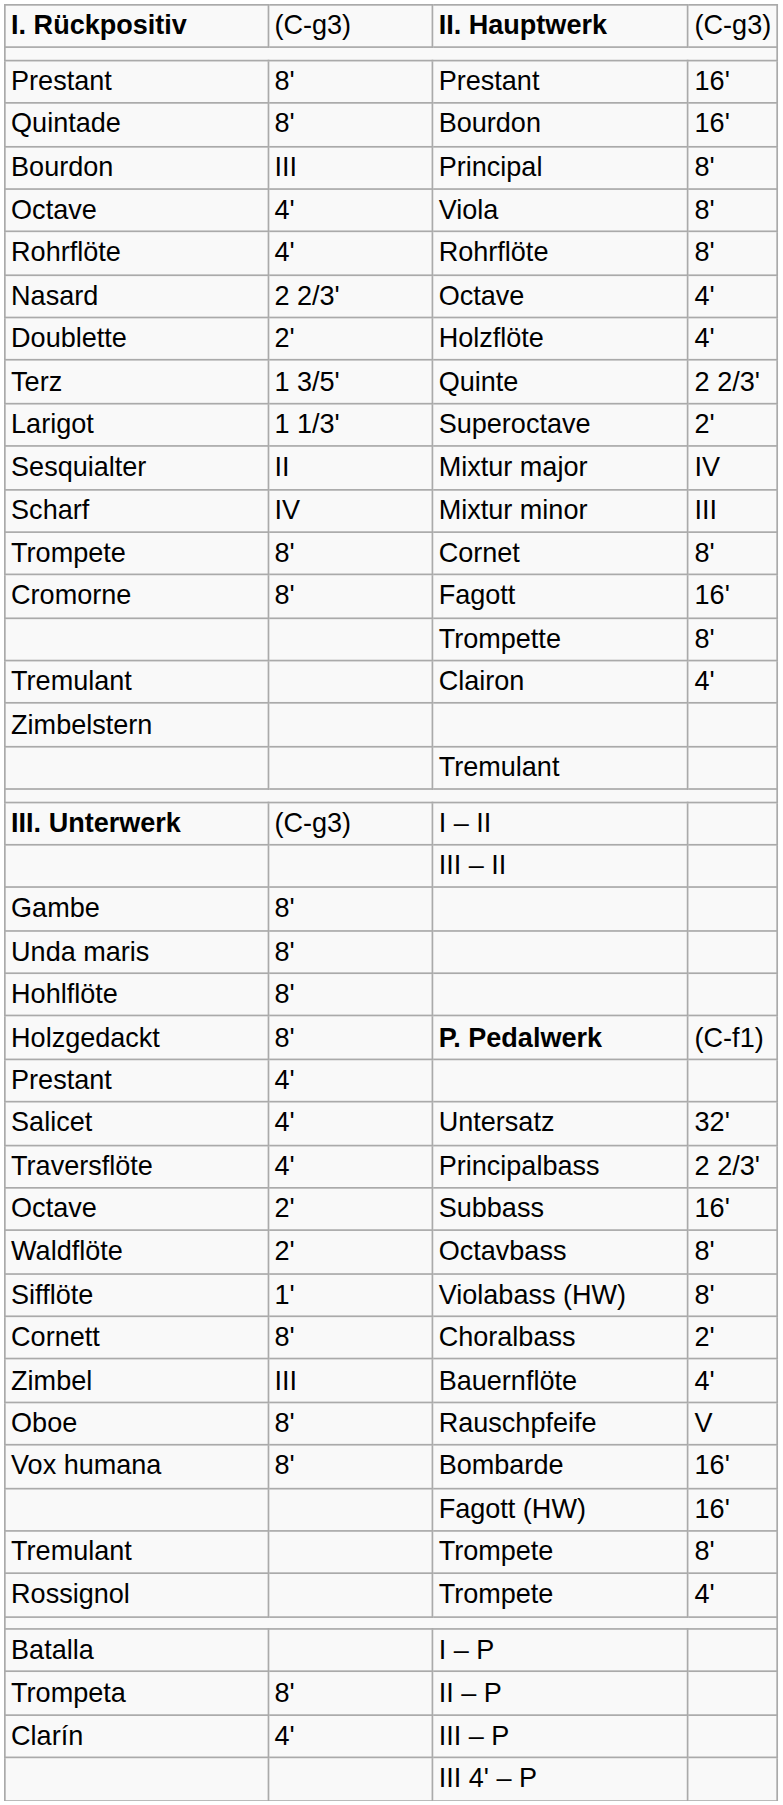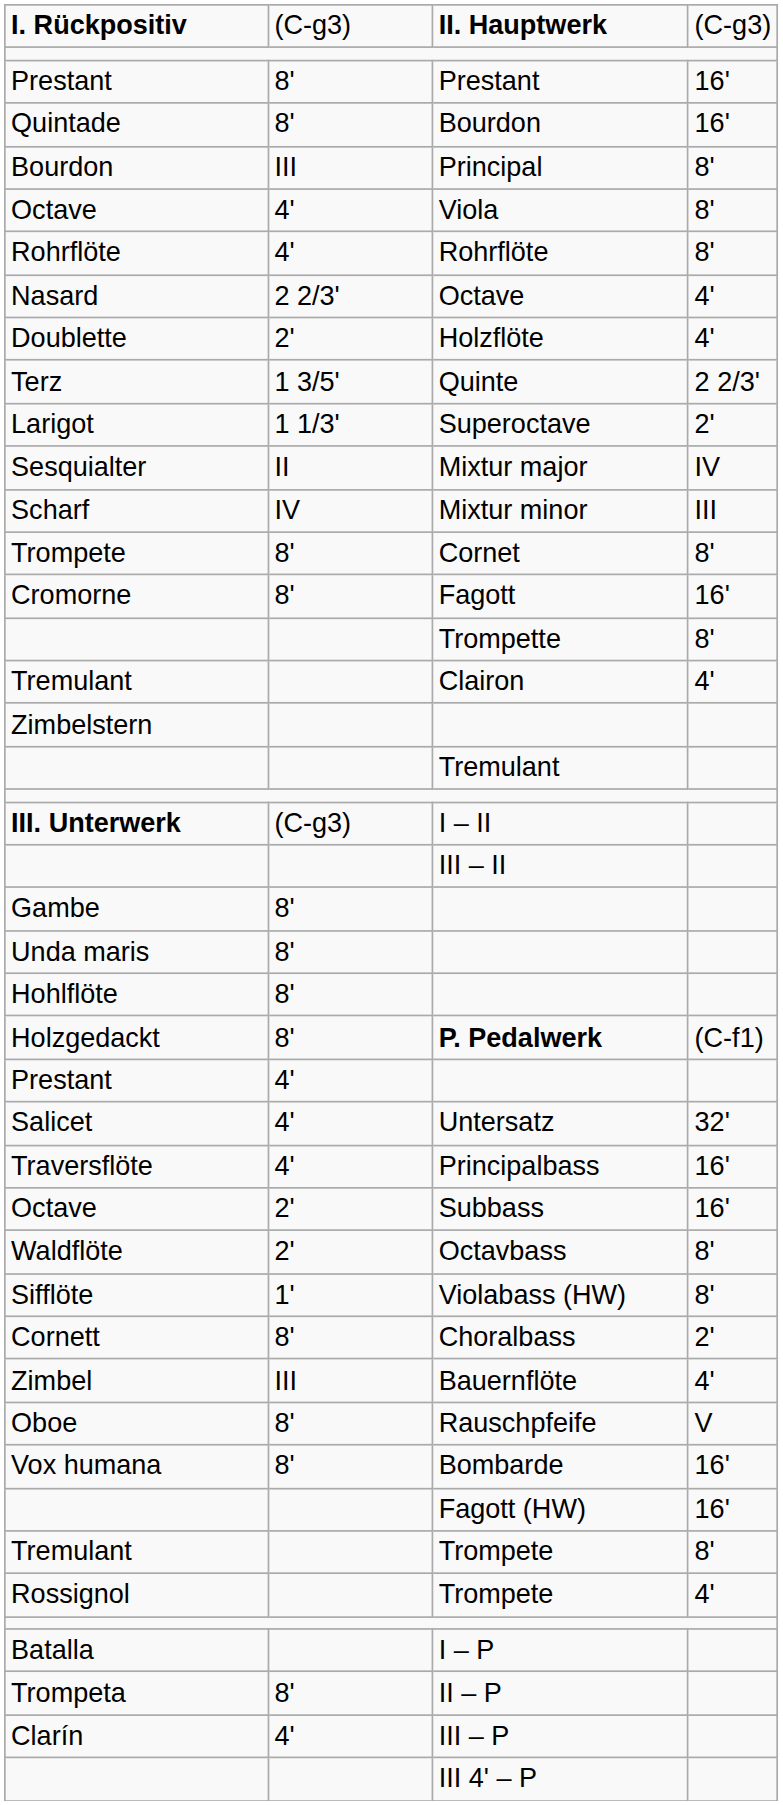(727, 1165) 2 2/3' -> (712, 1165) 16'
